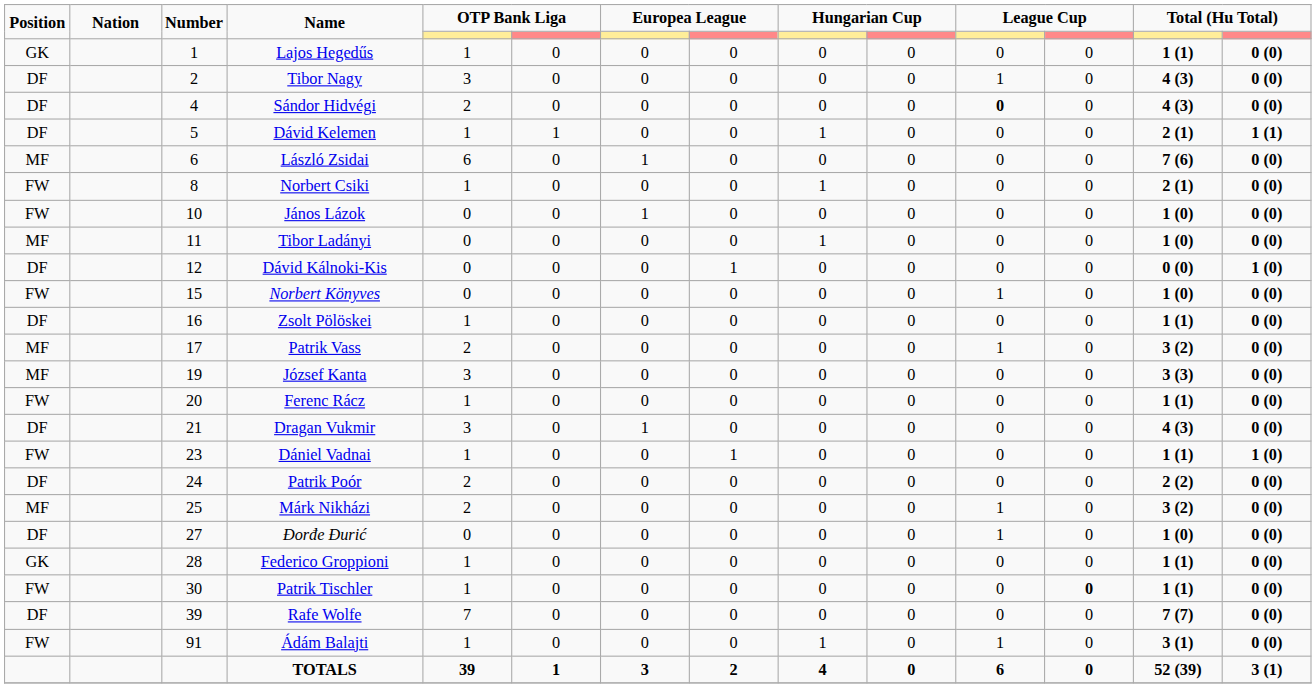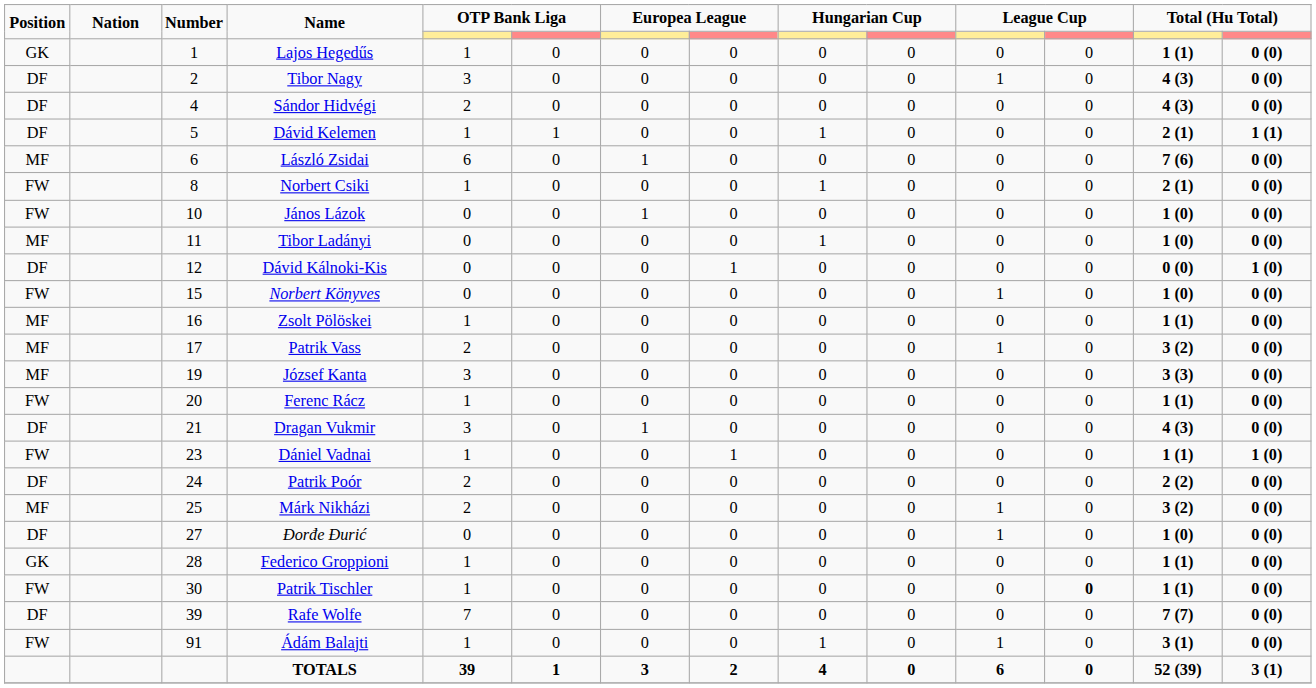(1000, 106) bold -> (1000, 106) normal
(37, 320) DF -> (37, 320) MF
